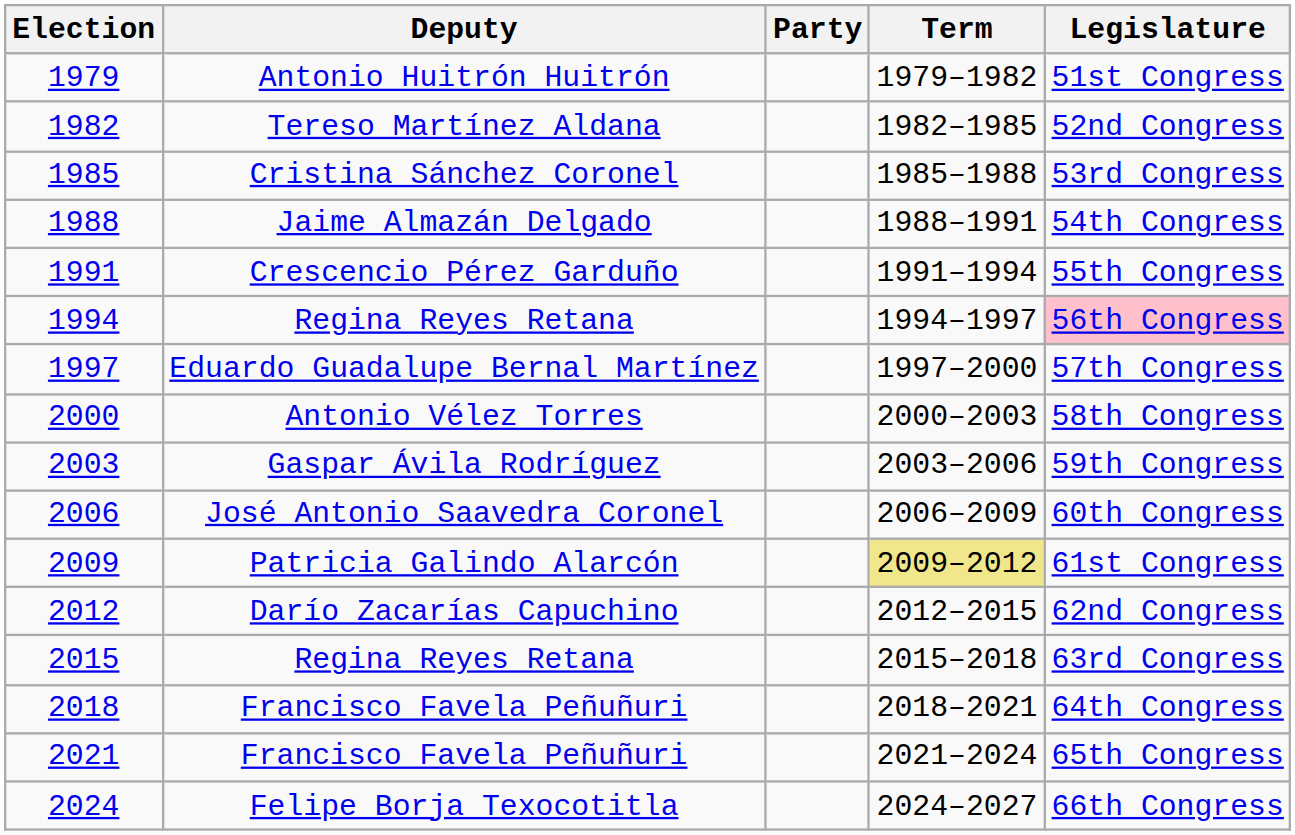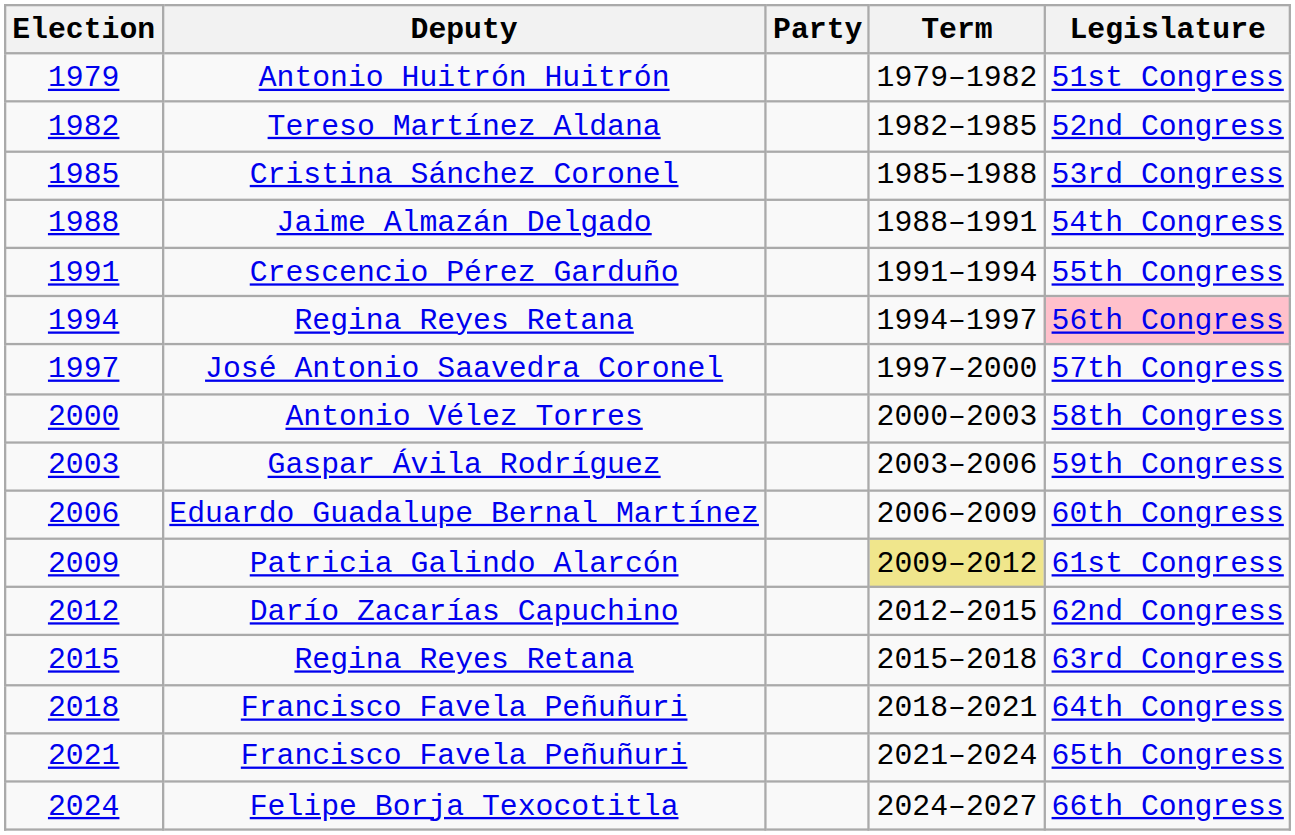(464, 369) Eduardo Guadalupe Bernal Martínez -> (464, 369) José Antonio Saavedra Coronel
(464, 515) José Antonio Saavedra Coronel -> (464, 515) Eduardo Guadalupe Bernal Martínez
